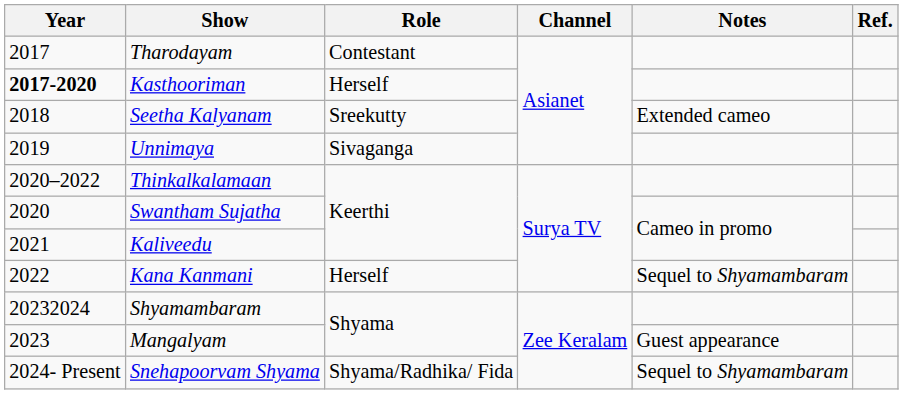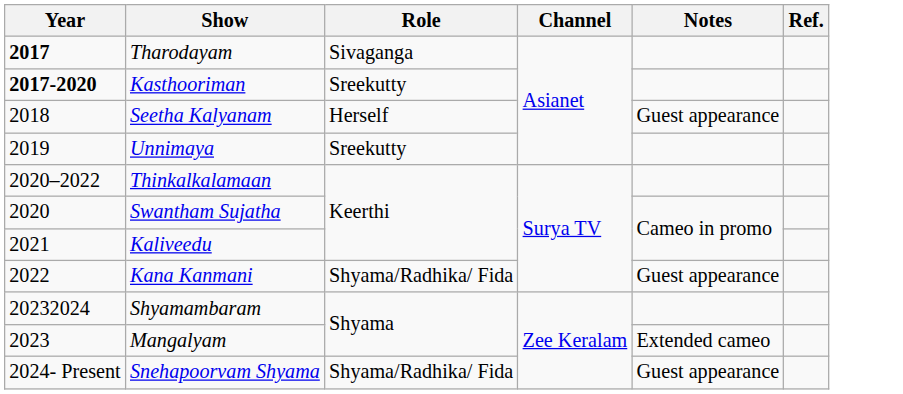(29, 52) normal -> (29, 52) bold
(372, 52) Contestant -> (371, 52) Sivaganga
(359, 84) Herself -> (368, 84) Sreekutty
(368, 116) Sreekutty -> (359, 116) Herself
(703, 116) Extended cameo -> (708, 116) Guest appearance
(371, 148) Sivaganga -> (368, 148) Sreekutty
(359, 276) Herself -> (421, 276) Shyama/Radhika/ Fida
(742, 276) Sequel to Shyamambaram -> (708, 276) Guest appearance
(708, 340) Guest appearance -> (703, 340) Extended cameo
(742, 372) Sequel to Shyamambaram -> (708, 372) Guest appearance
